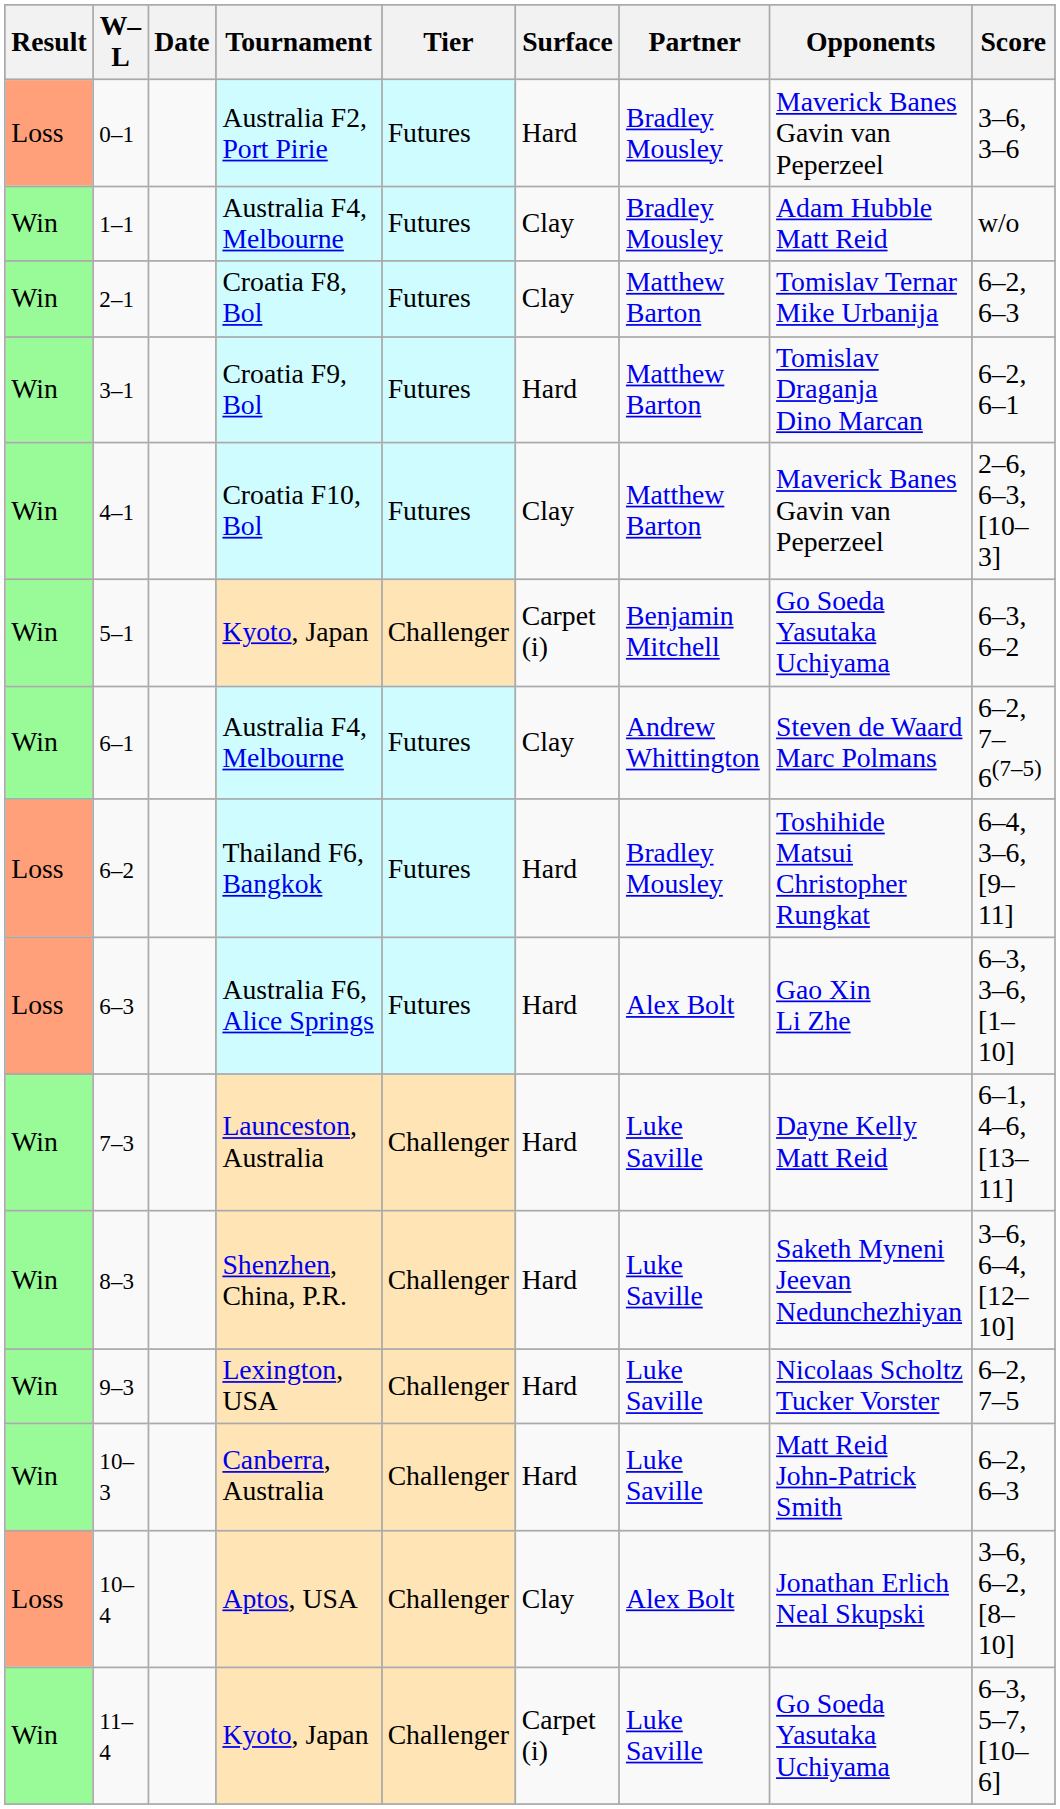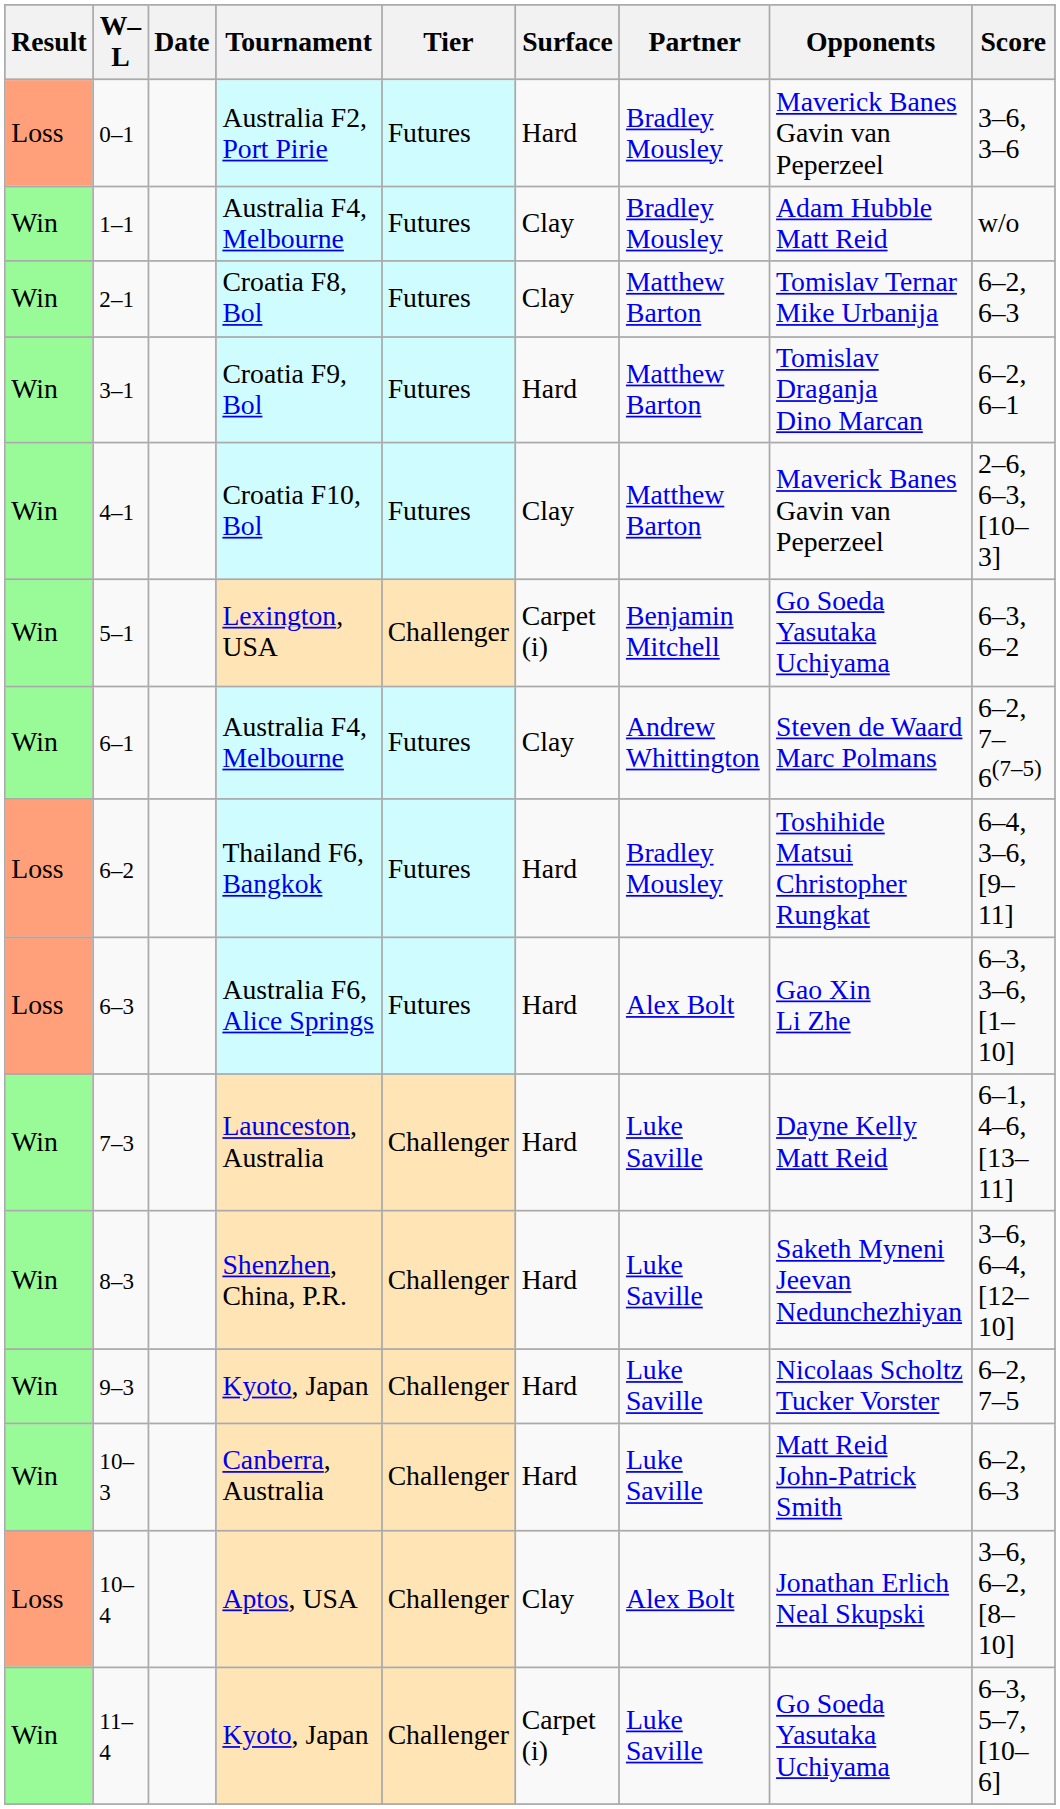(295, 632) Kyoto, Japan -> (283, 632) Lexington, USA
(283, 1385) Lexington, USA -> (295, 1385) Kyoto, Japan
